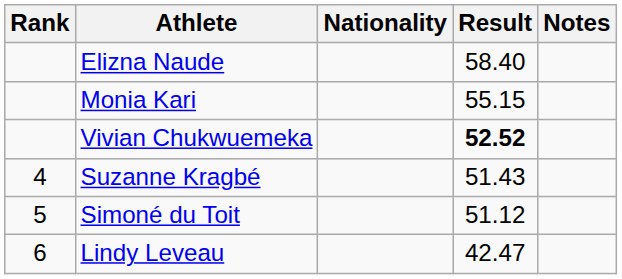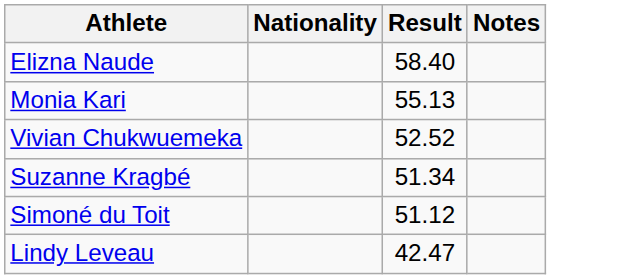- column: (40, 23)
(495, 100) 55.15 -> (425, 100) 55.13
(495, 138) bold -> (425, 138) normal
(495, 176) 51.43 -> (425, 176) 51.34
